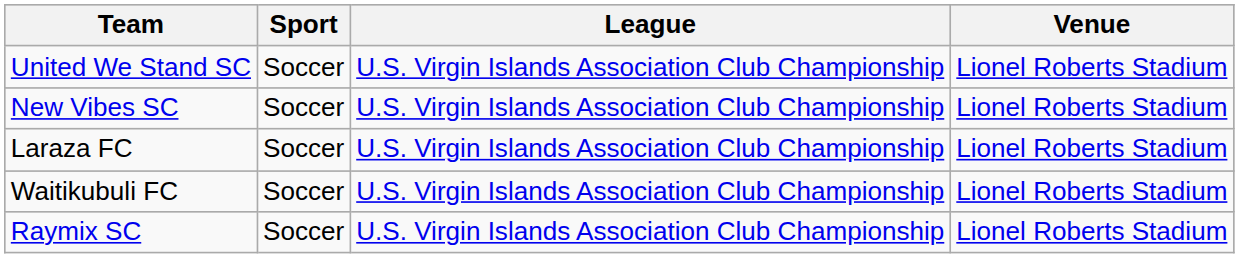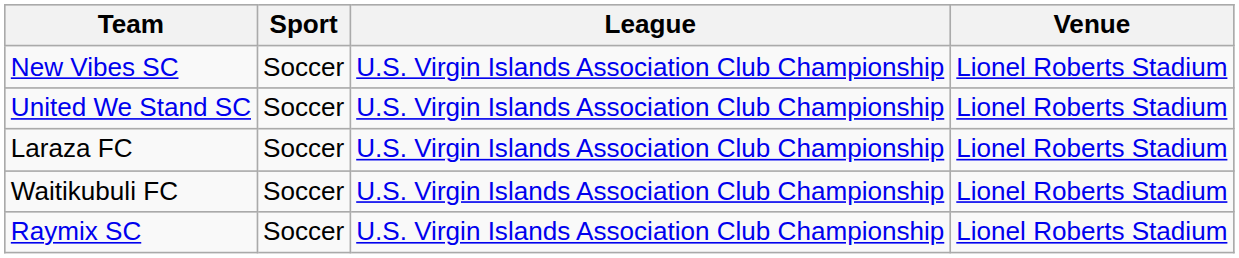rows swapped: (95, 107) <-> (131, 66)
